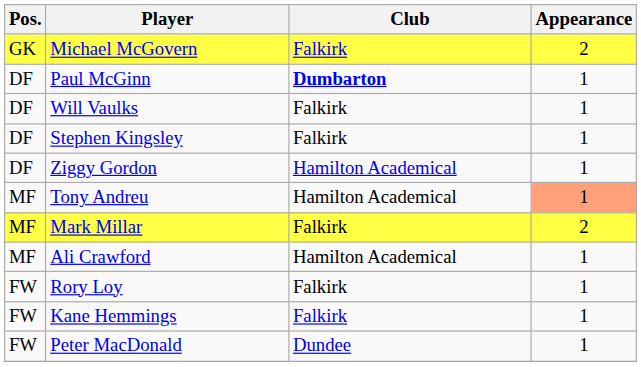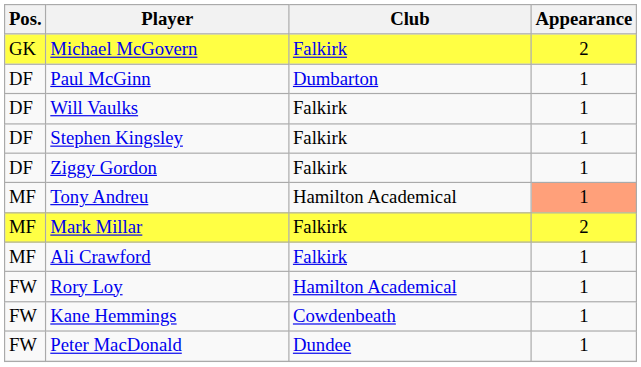(340, 78) bold -> (336, 78) normal
(375, 167) Hamilton Academical -> (320, 167) Falkirk
(375, 256) Hamilton Academical -> (320, 256) Falkirk
(320, 286) Falkirk -> (375, 286) Hamilton Academical
(320, 316) Falkirk -> (344, 316) Cowdenbeath
